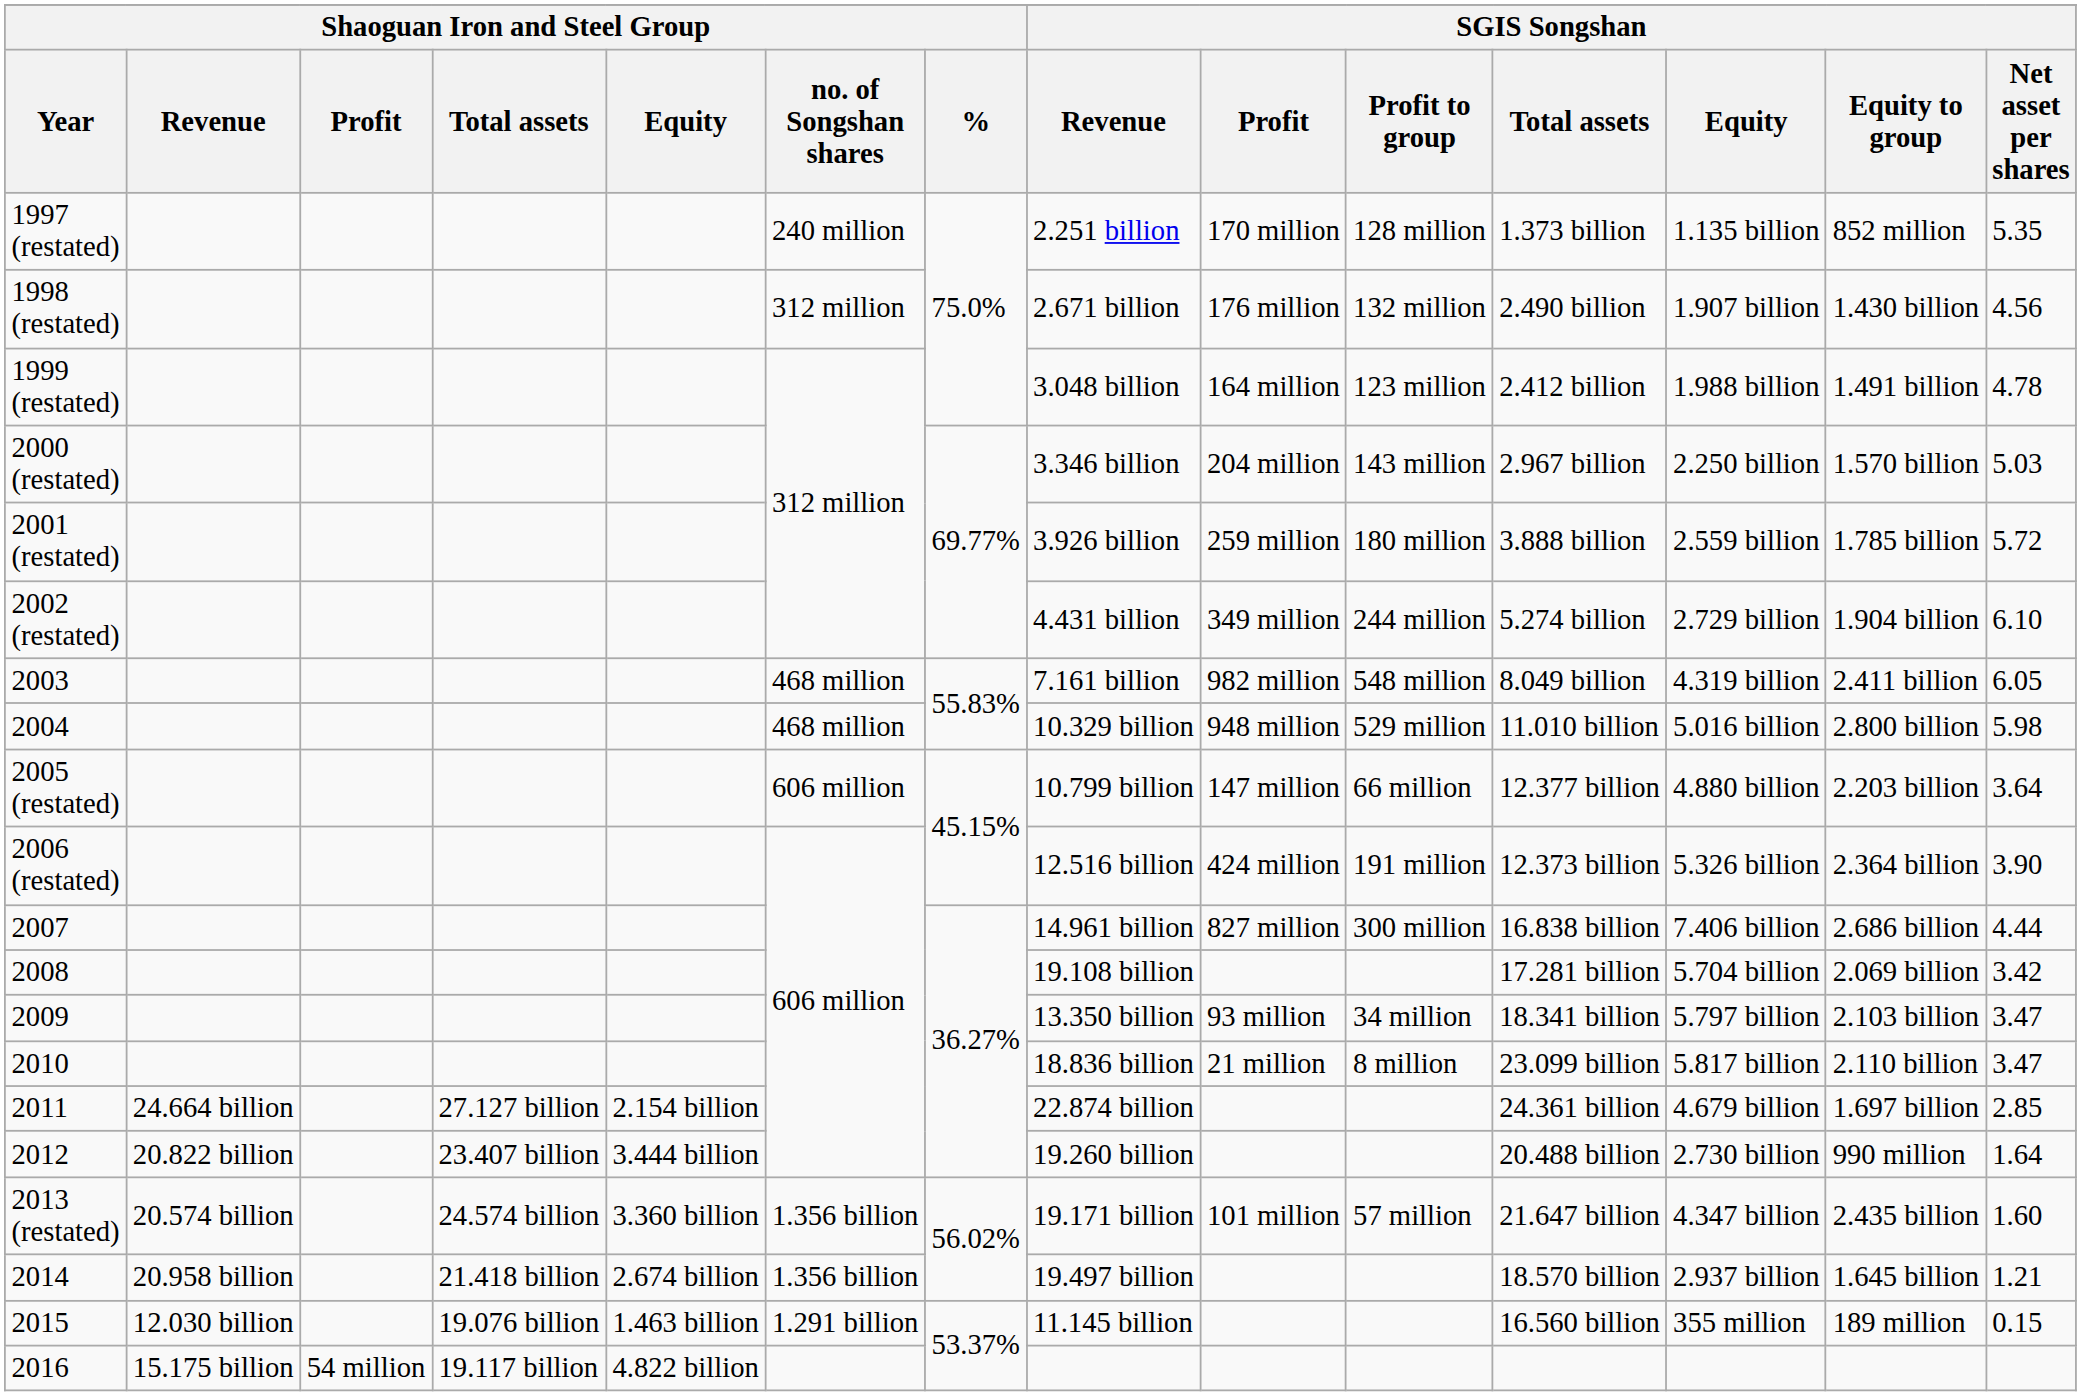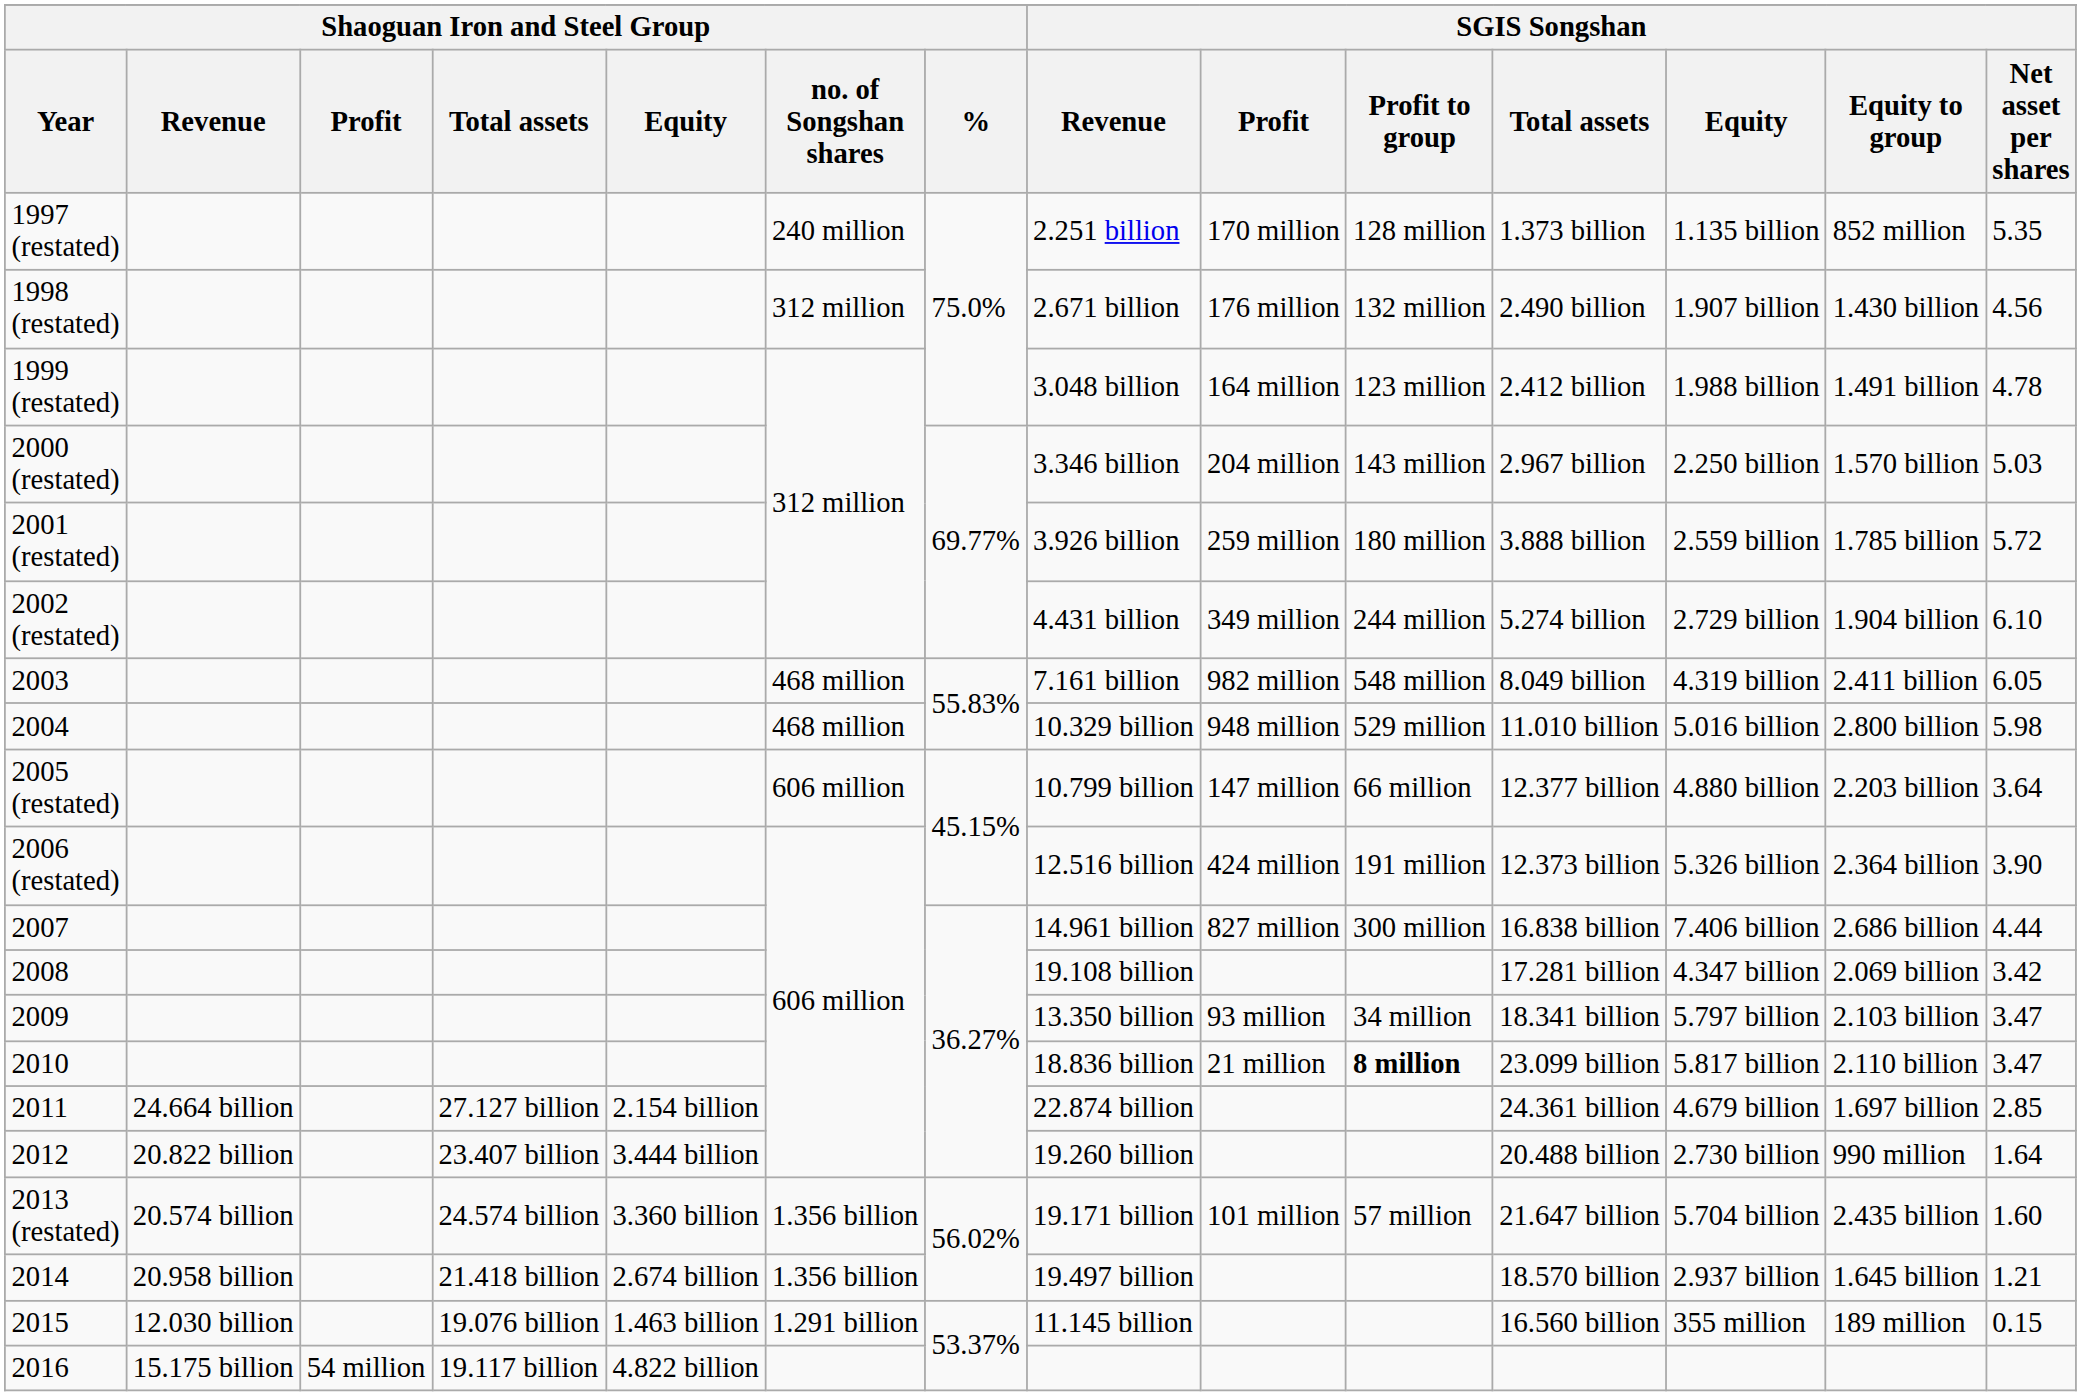(1746, 972) 5.704 billion -> (1746, 972) 4.347 billion
(1405, 1062) normal -> (1407, 1062) bold
(1746, 1215) 4.347 billion -> (1746, 1215) 5.704 billion
